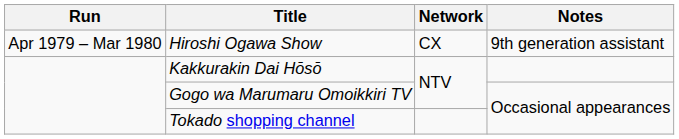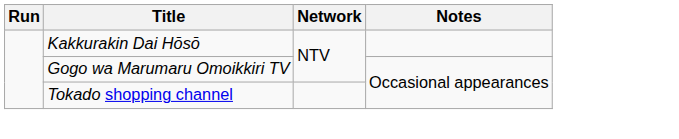- row: (245, 43)
